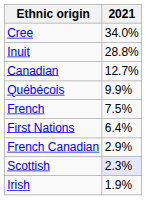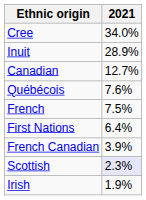(122, 52) 28.8% -> (122, 52) 28.9%
(118, 90) 9.9% -> (118, 90) 7.6%
(118, 147) 2.9% -> (118, 147) 3.9%
